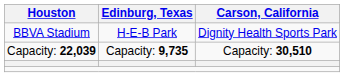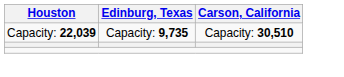- row: (52, 32)
